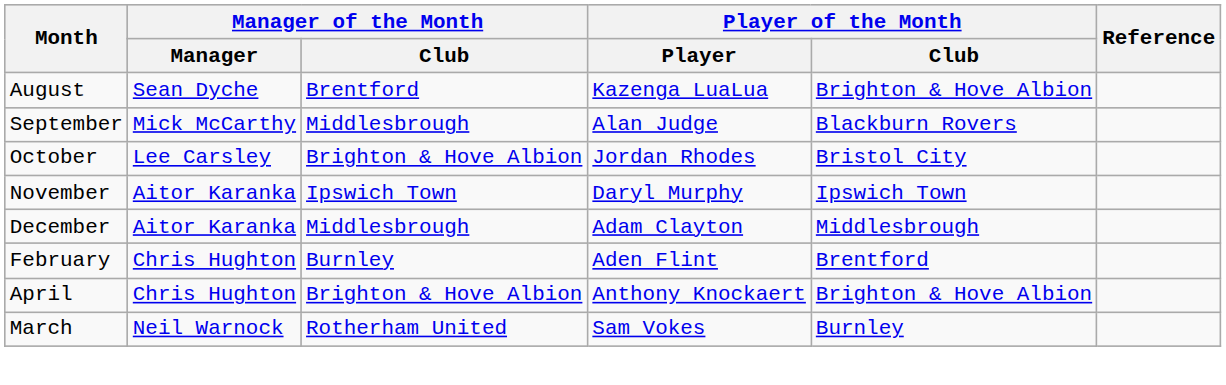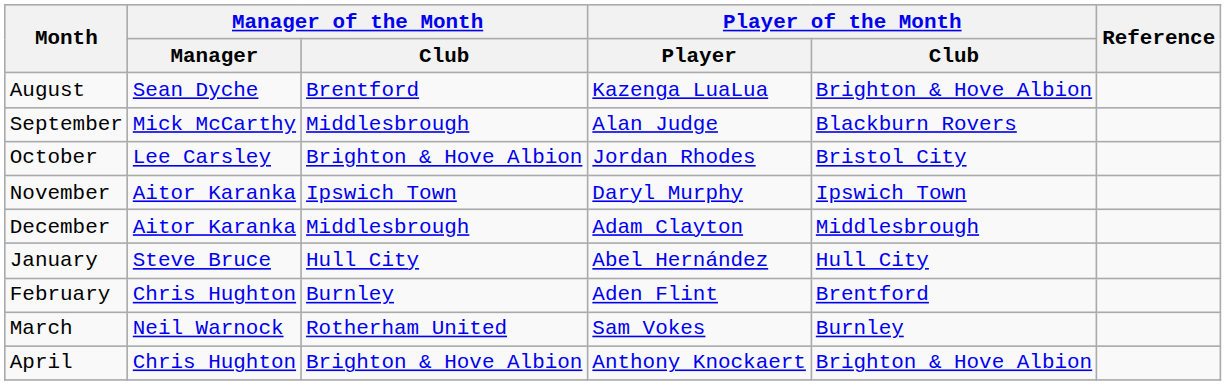+ row: (54, 261)
rows swapped: (41, 329) <-> (41, 295)
